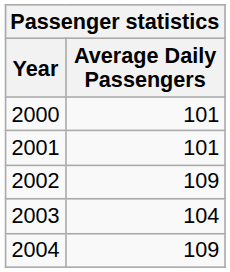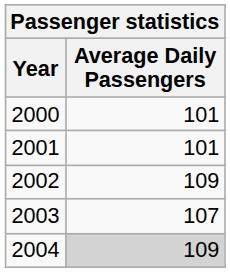(201, 216) 104 -> (201, 216) 107
(201, 250) no background -> (201, 250) lightgrey background
